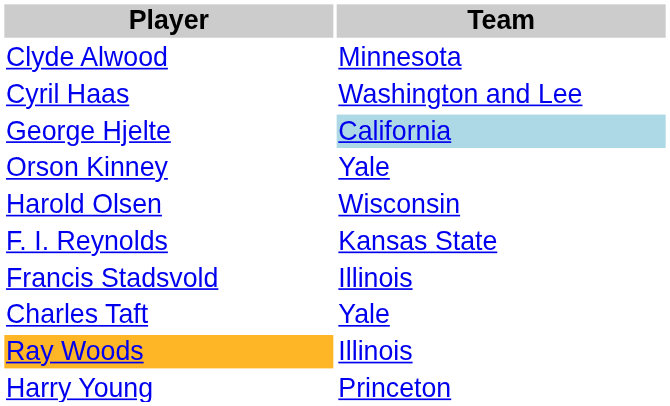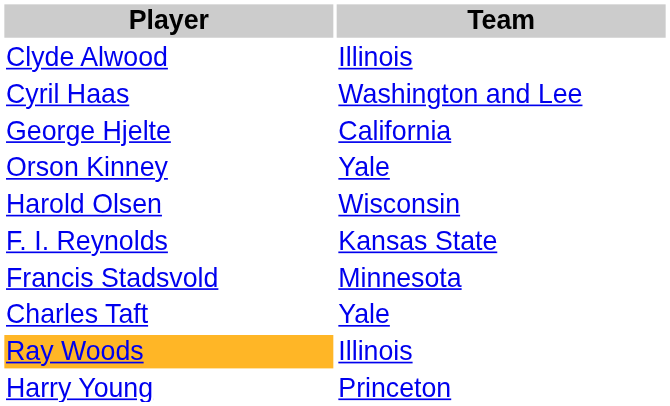(400, 57) Minnesota -> (375, 57) Illinois
(395, 130) lightblue background -> (395, 130) no background
(375, 277) Illinois -> (400, 277) Minnesota
